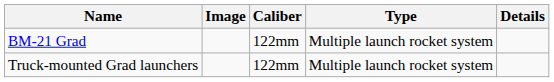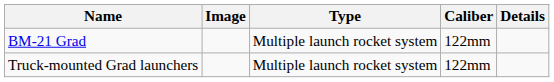columns swapped: (401, 16) <-> (277, 16)
